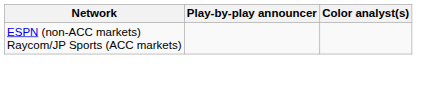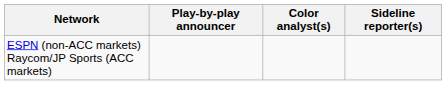+ column: (393, 20)
